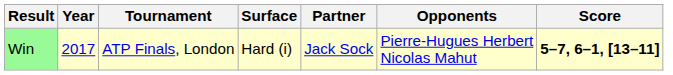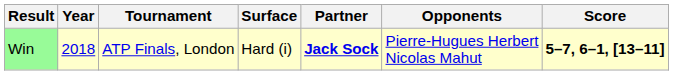(78, 49) 2017 -> (78, 49) 2018
(339, 49) normal -> (341, 49) bold
